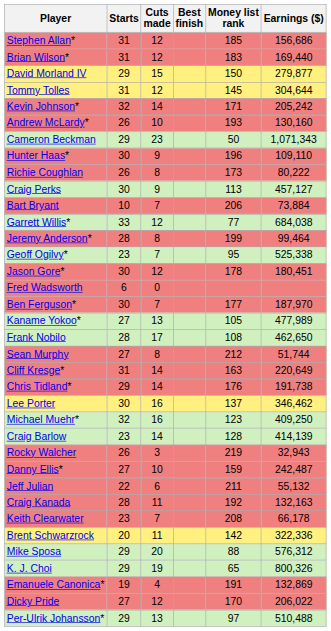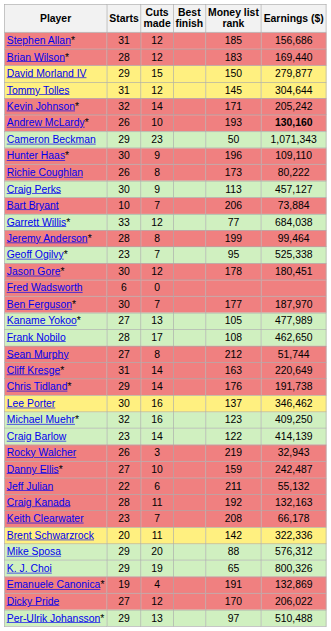(124, 57) 31 -> (124, 57) 28
(294, 123) normal -> (294, 123) bold
(233, 436) 128 -> (233, 436) 122
